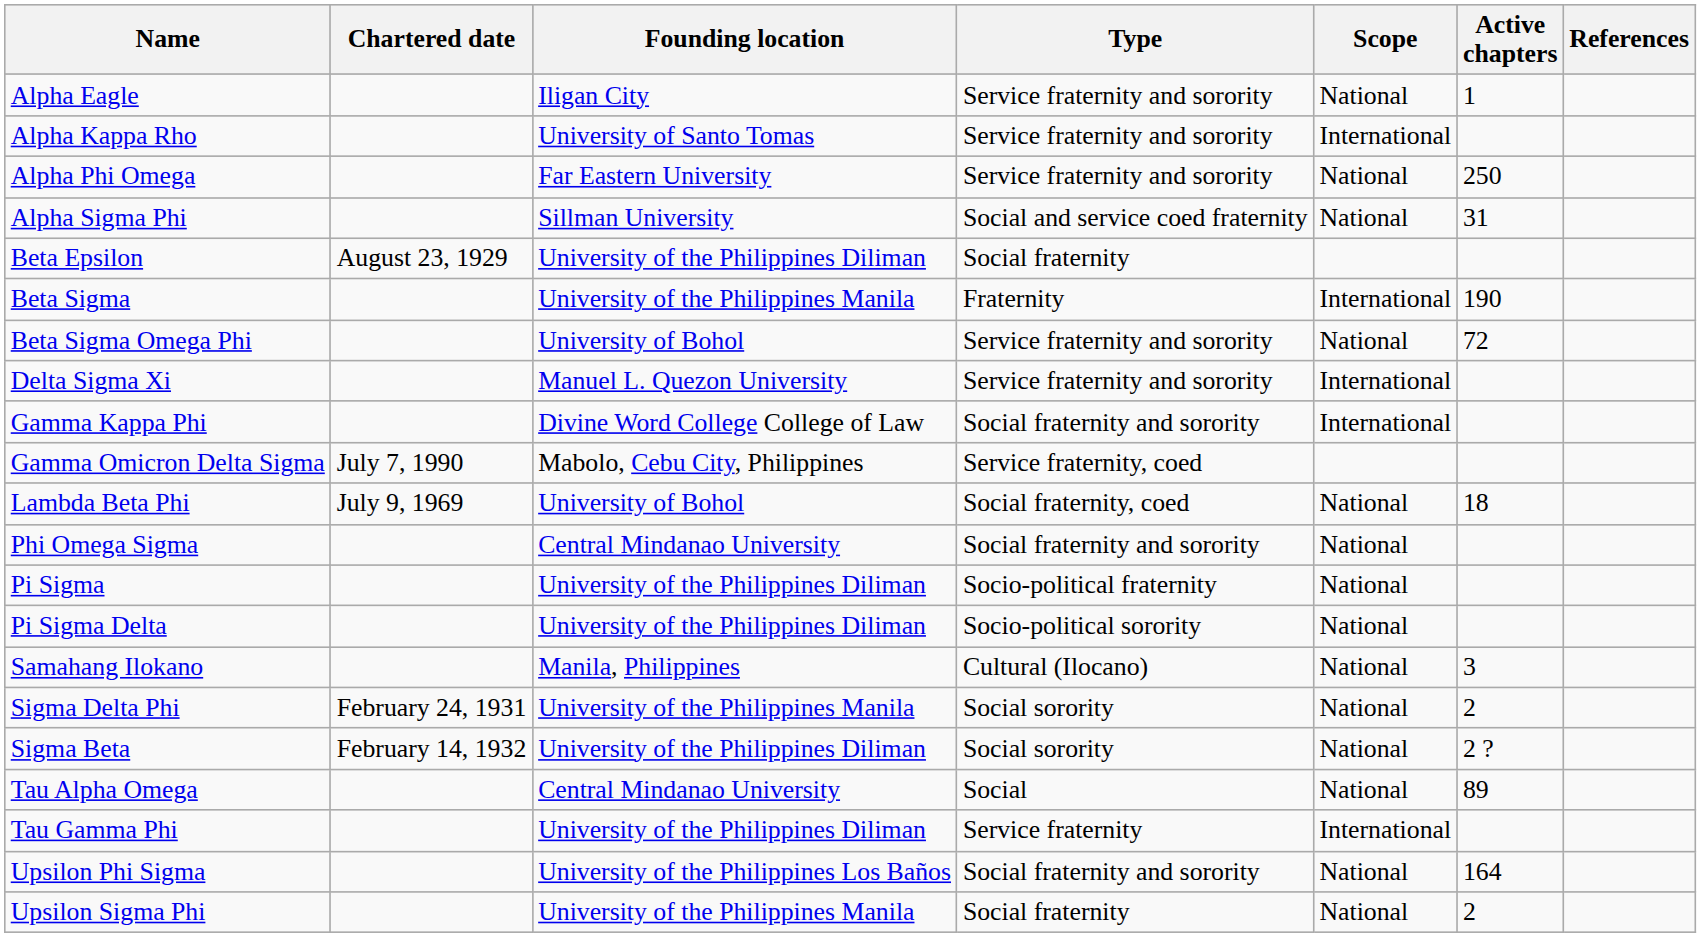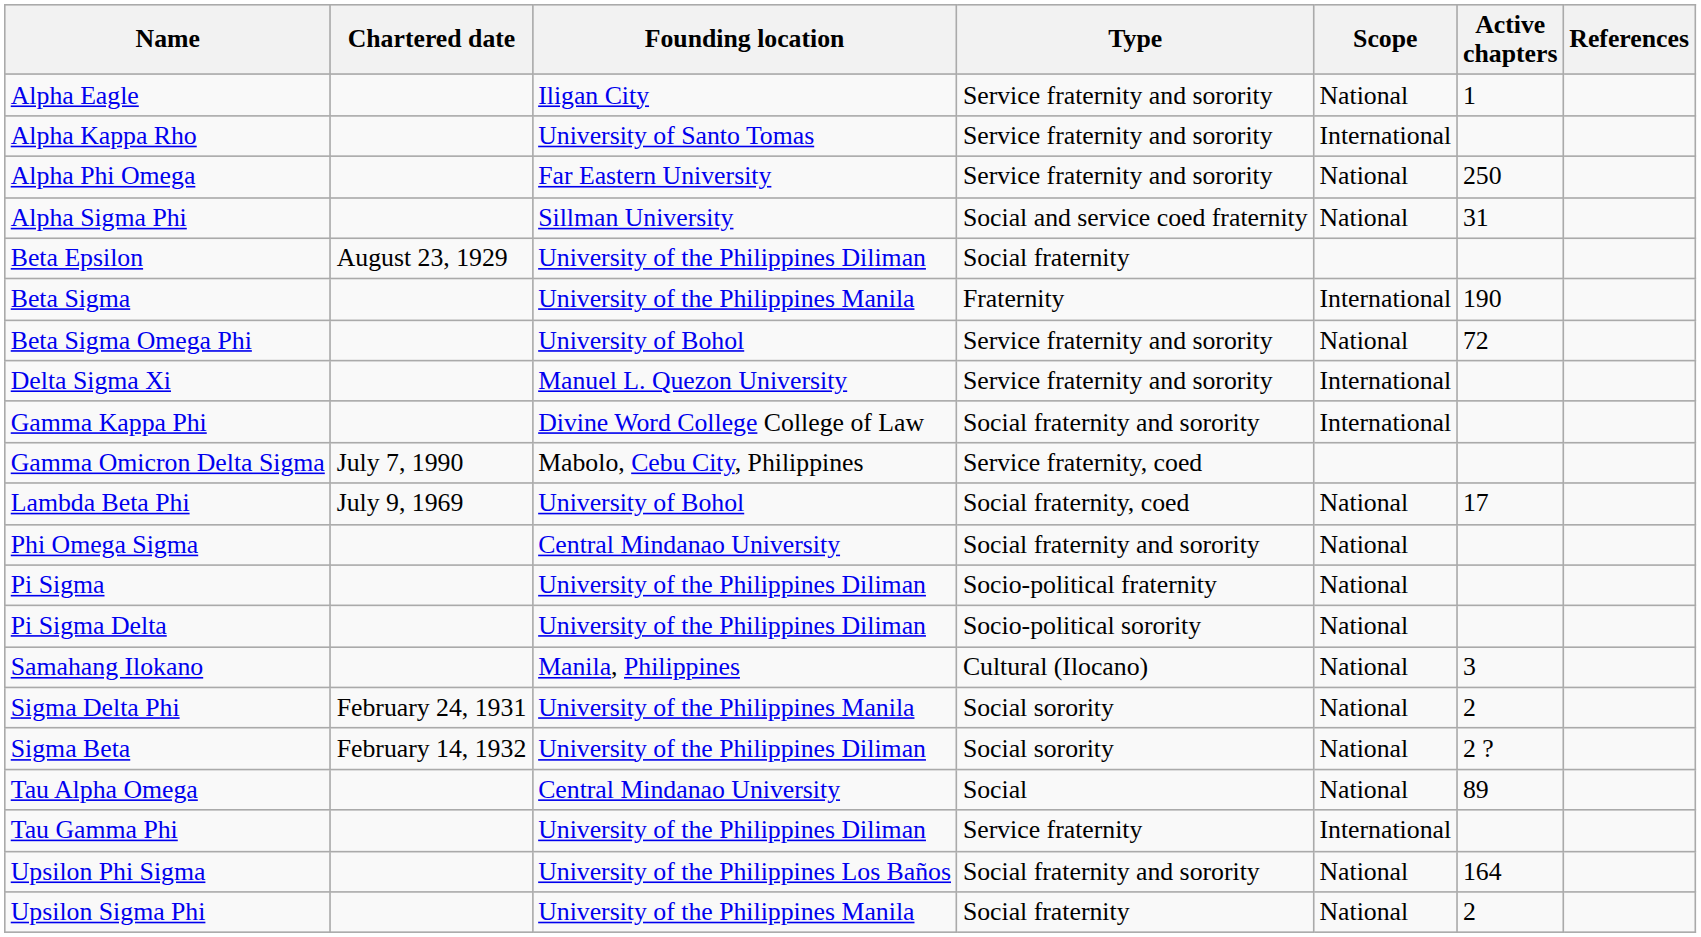(1476, 503) 18 -> (1476, 503) 17
